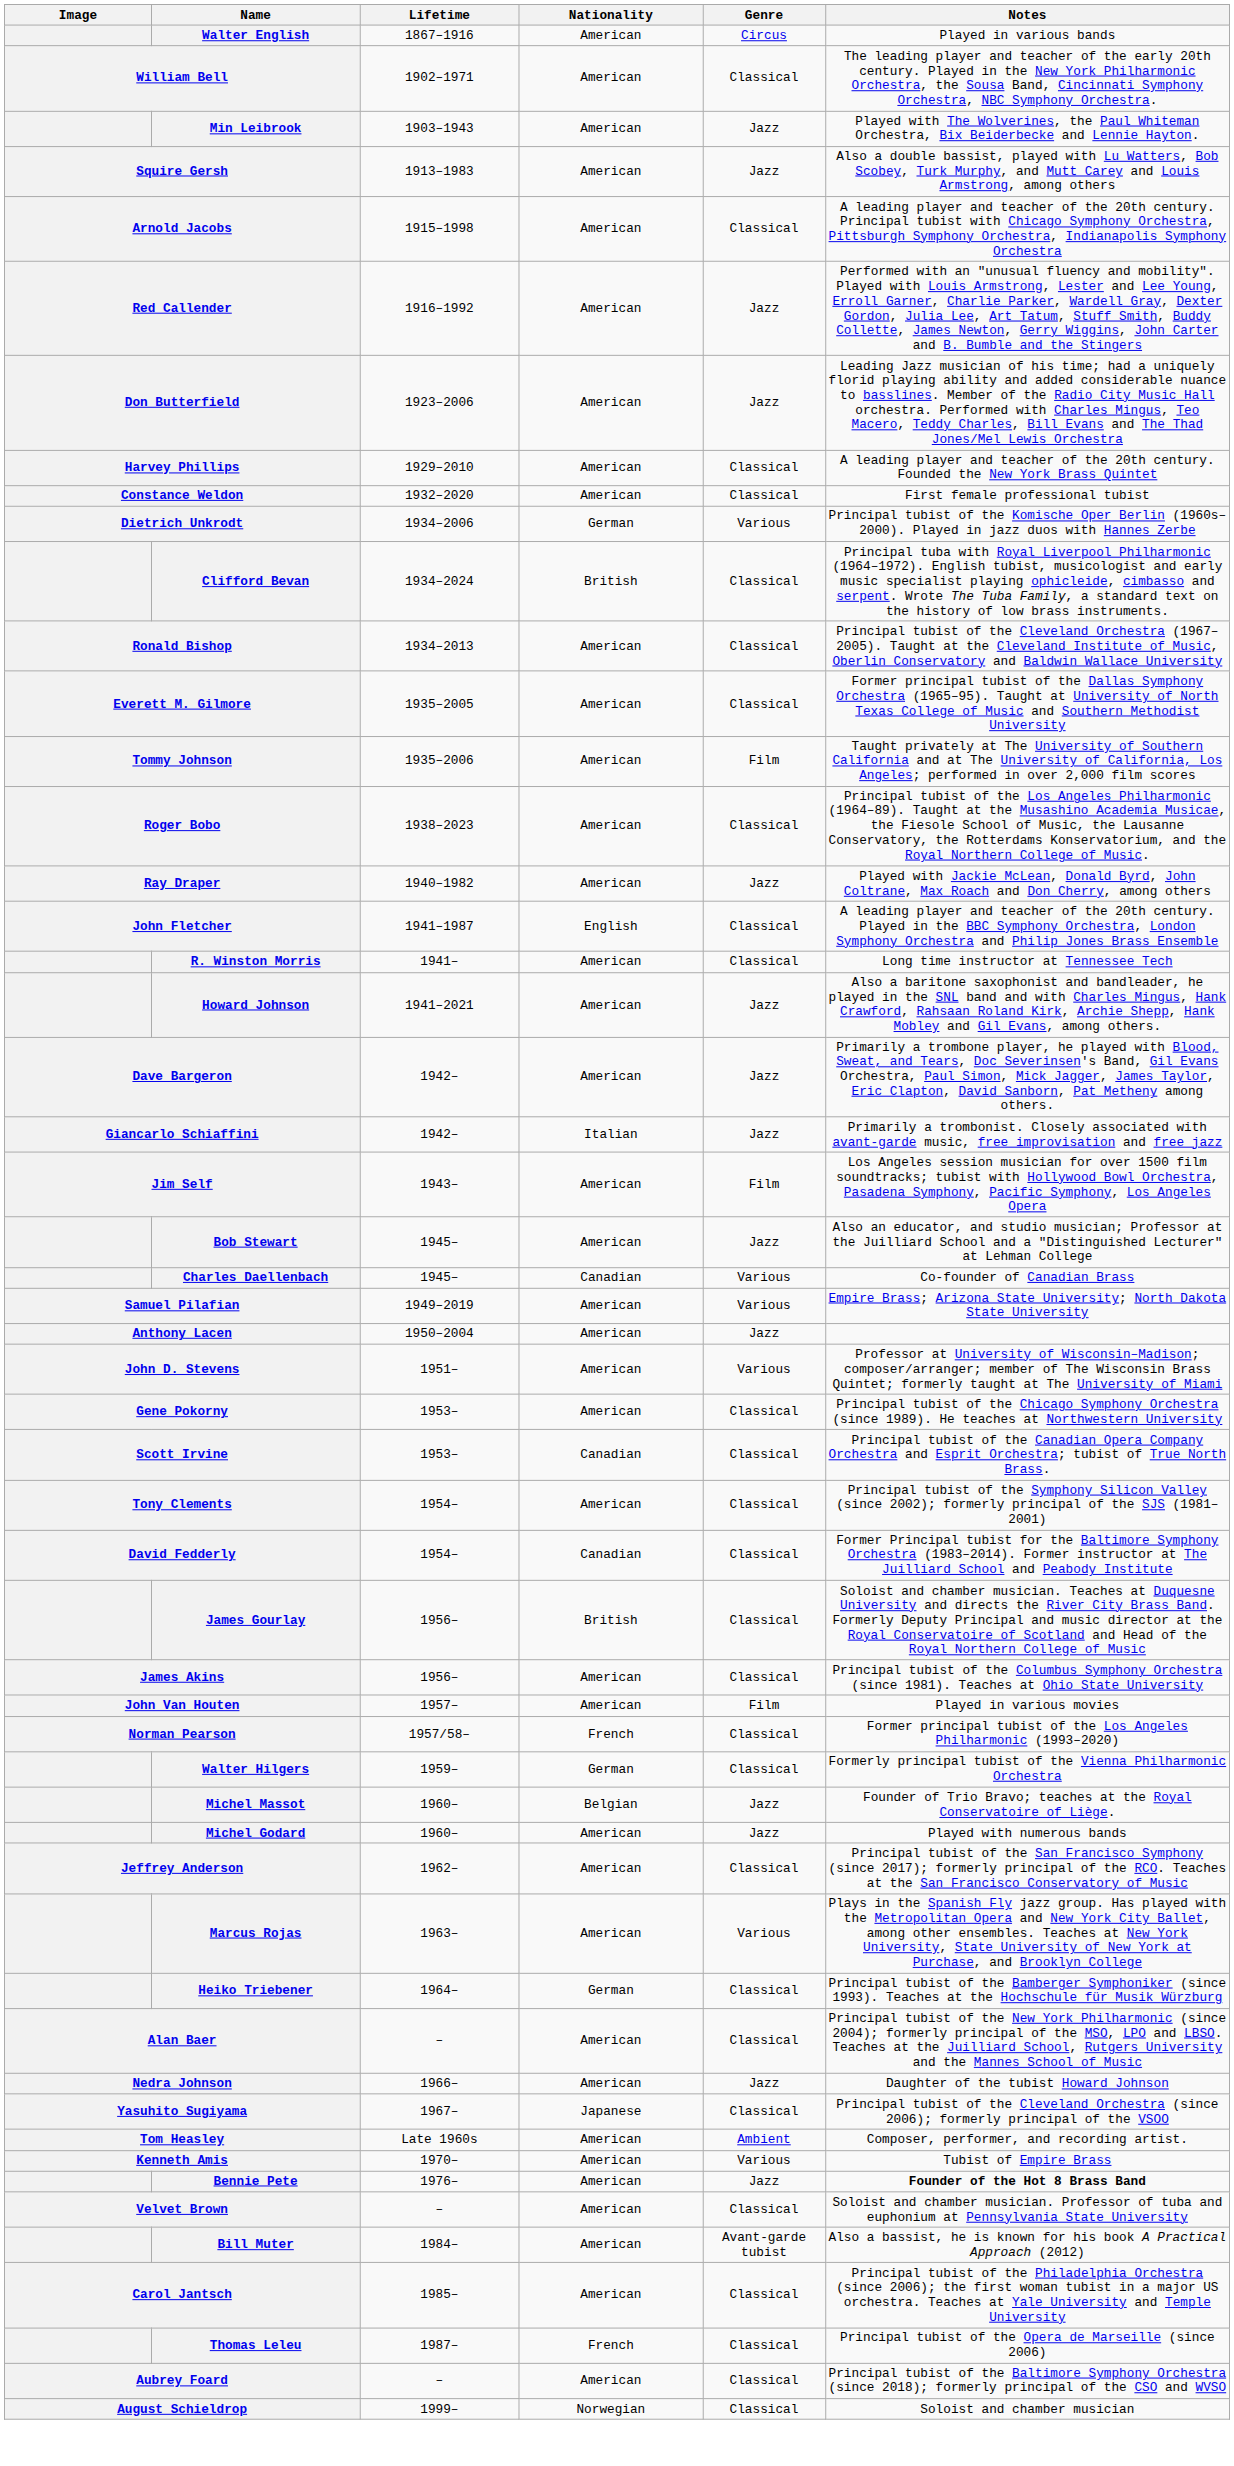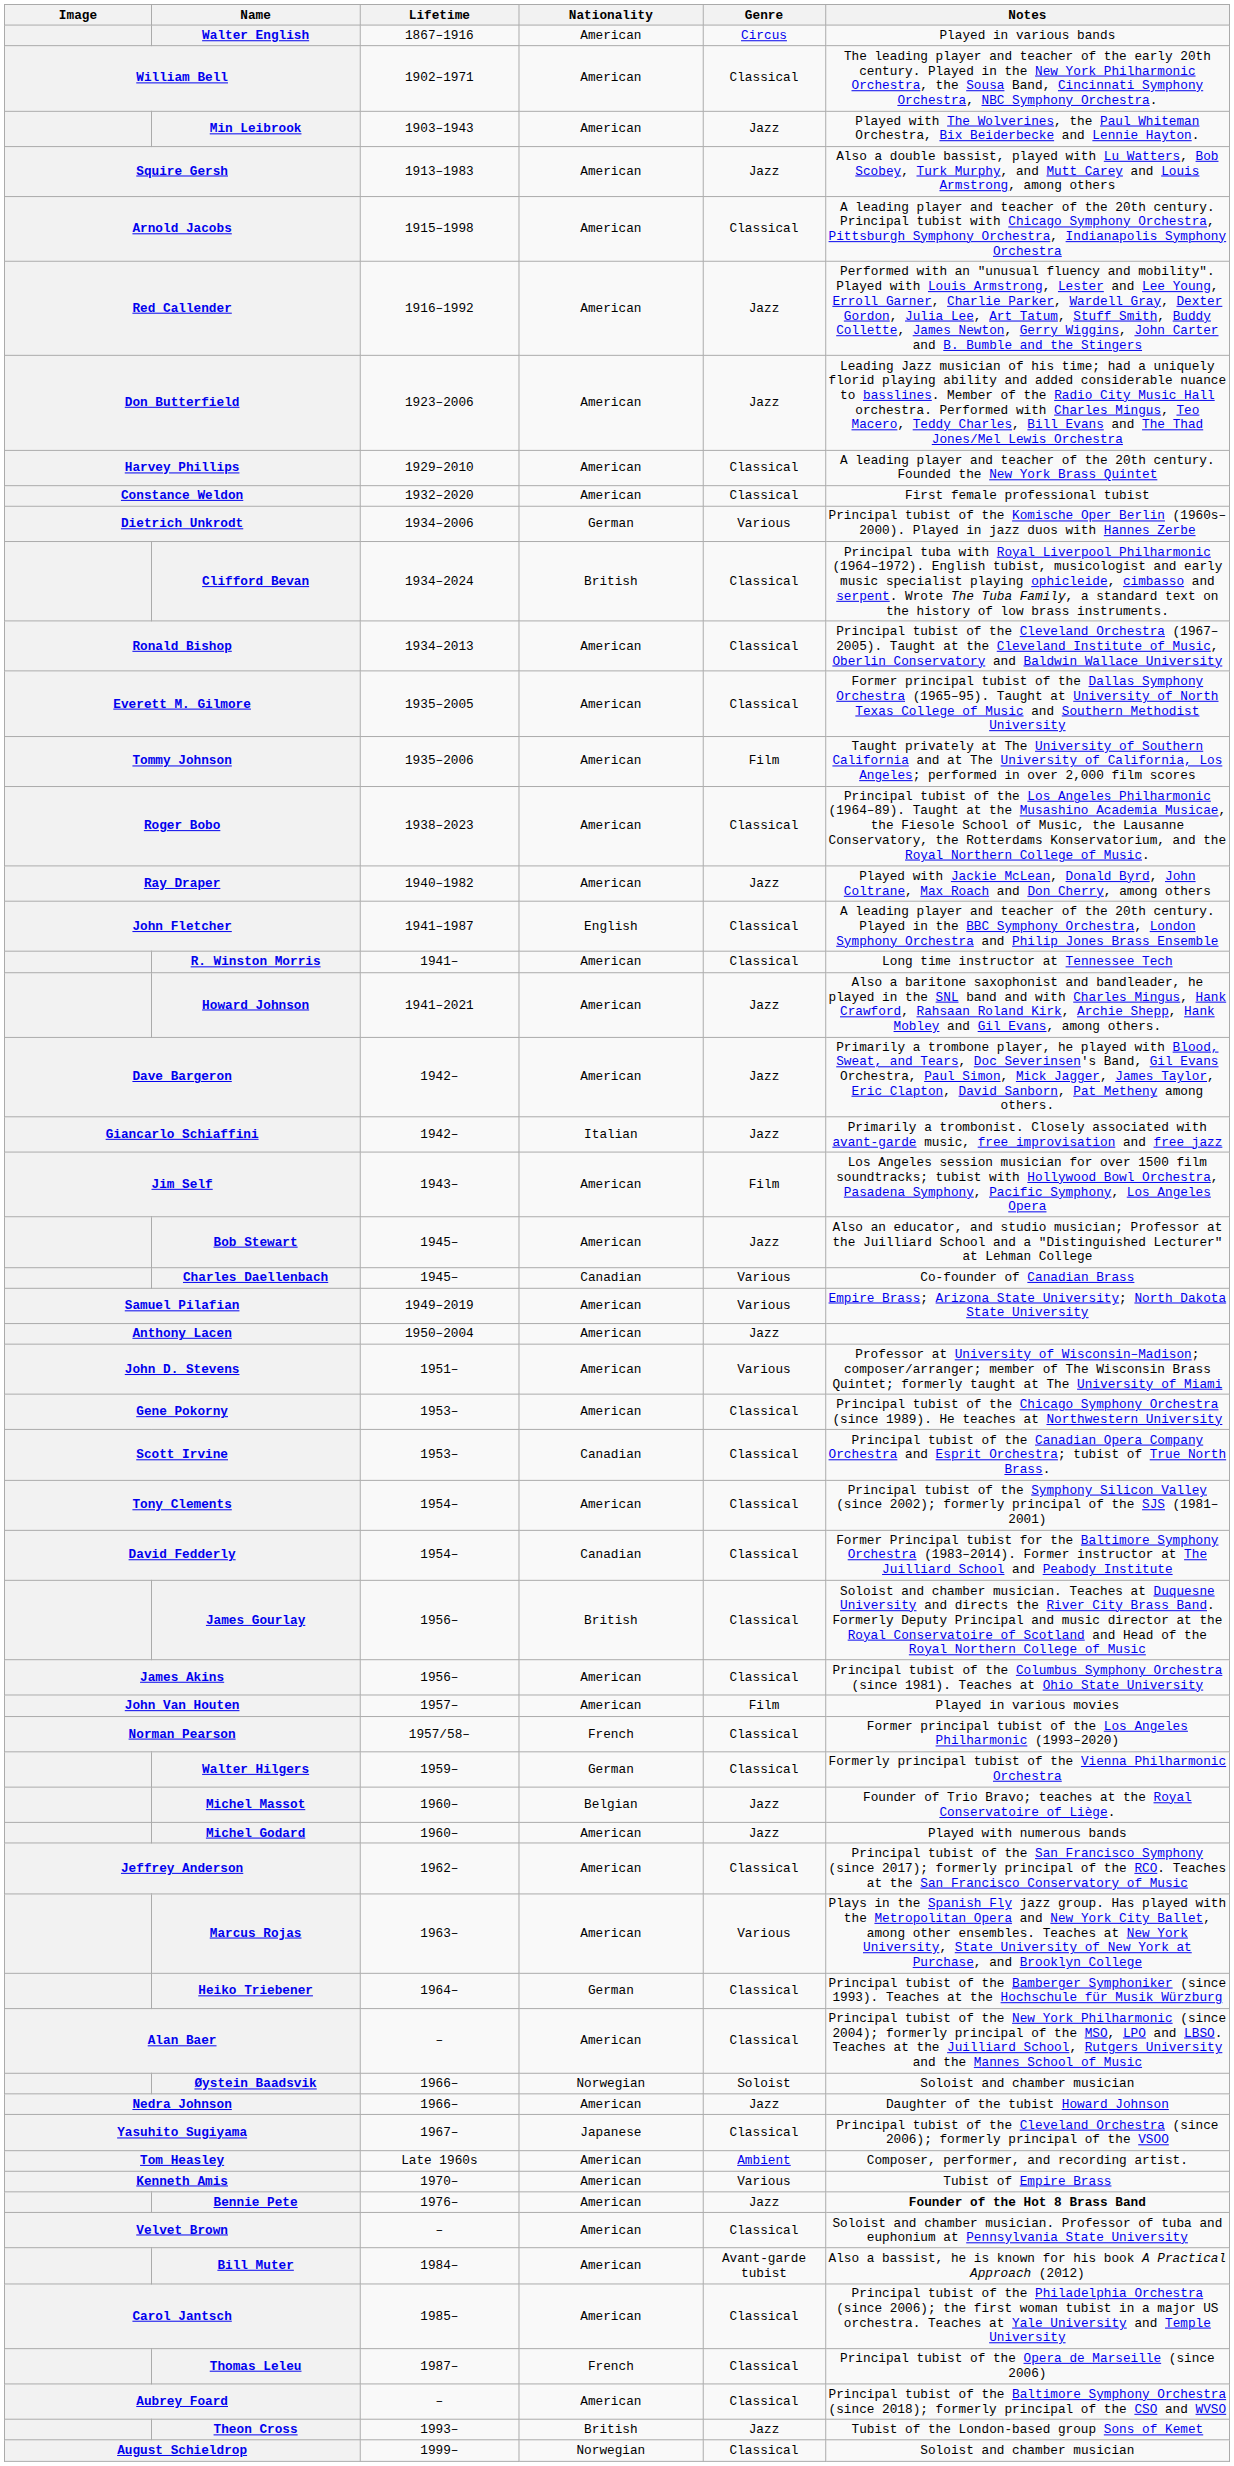+ row: (256, 2084)
+ row: (256, 2430)
